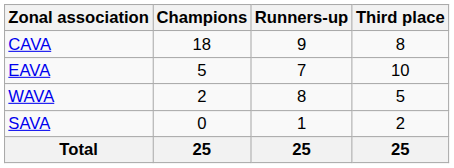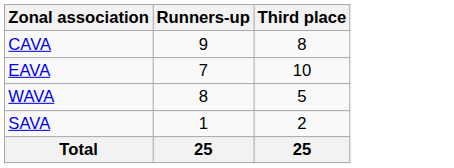- column: (202, 17)
